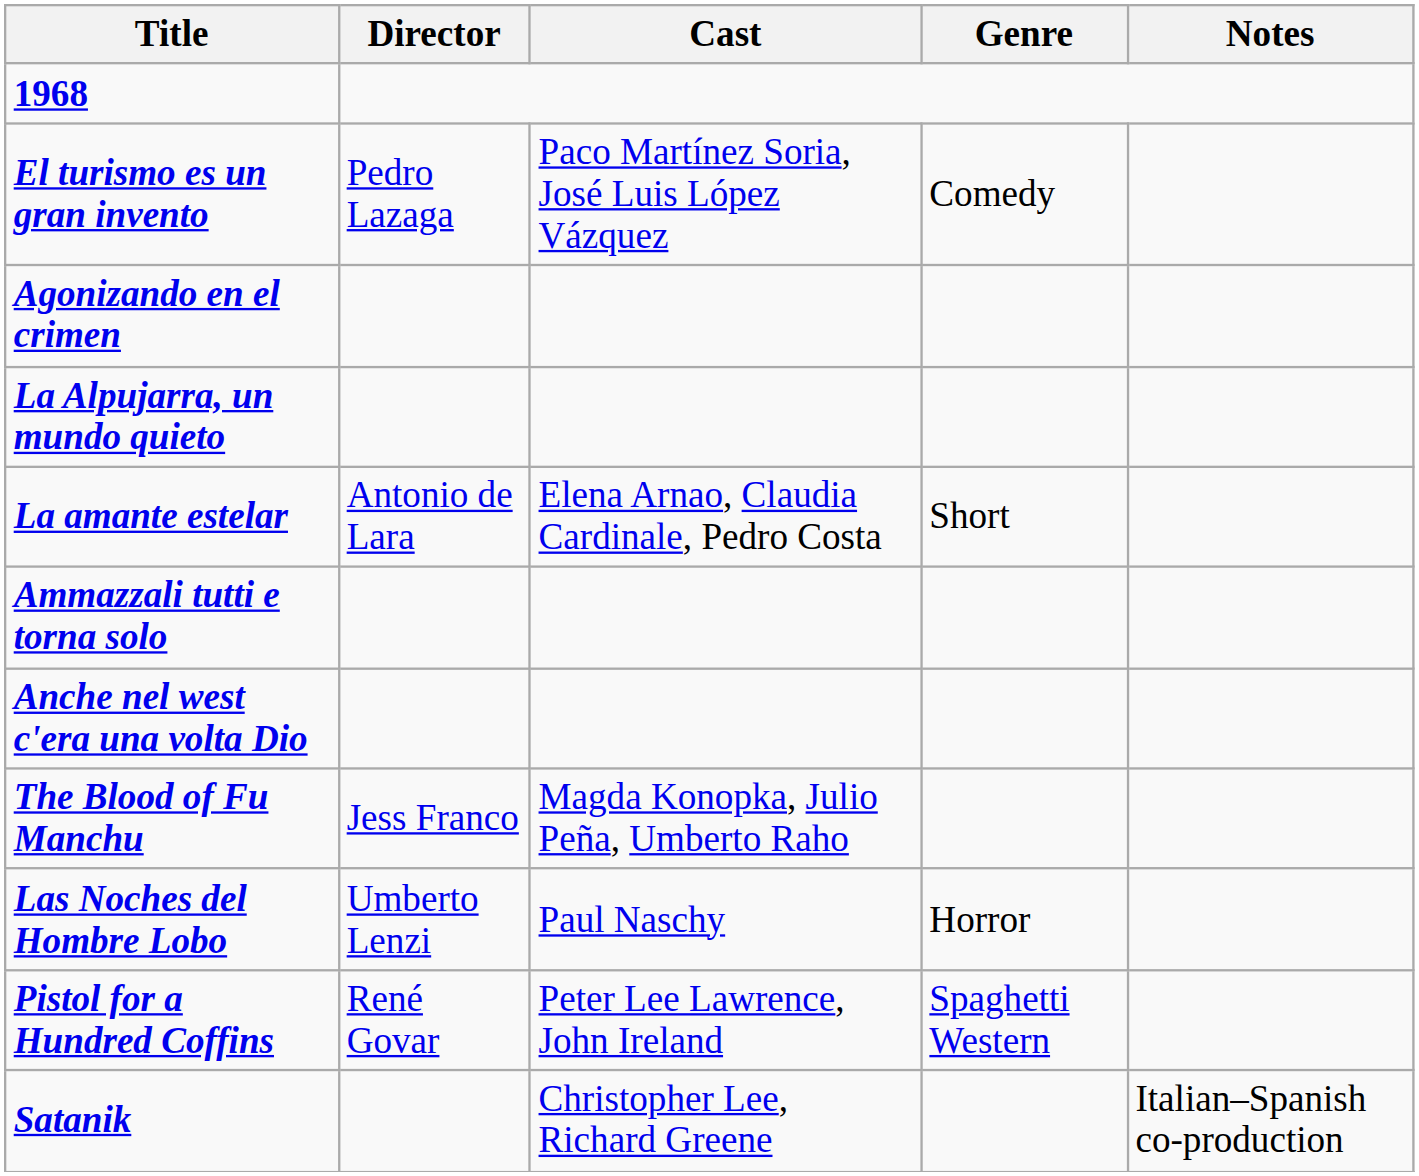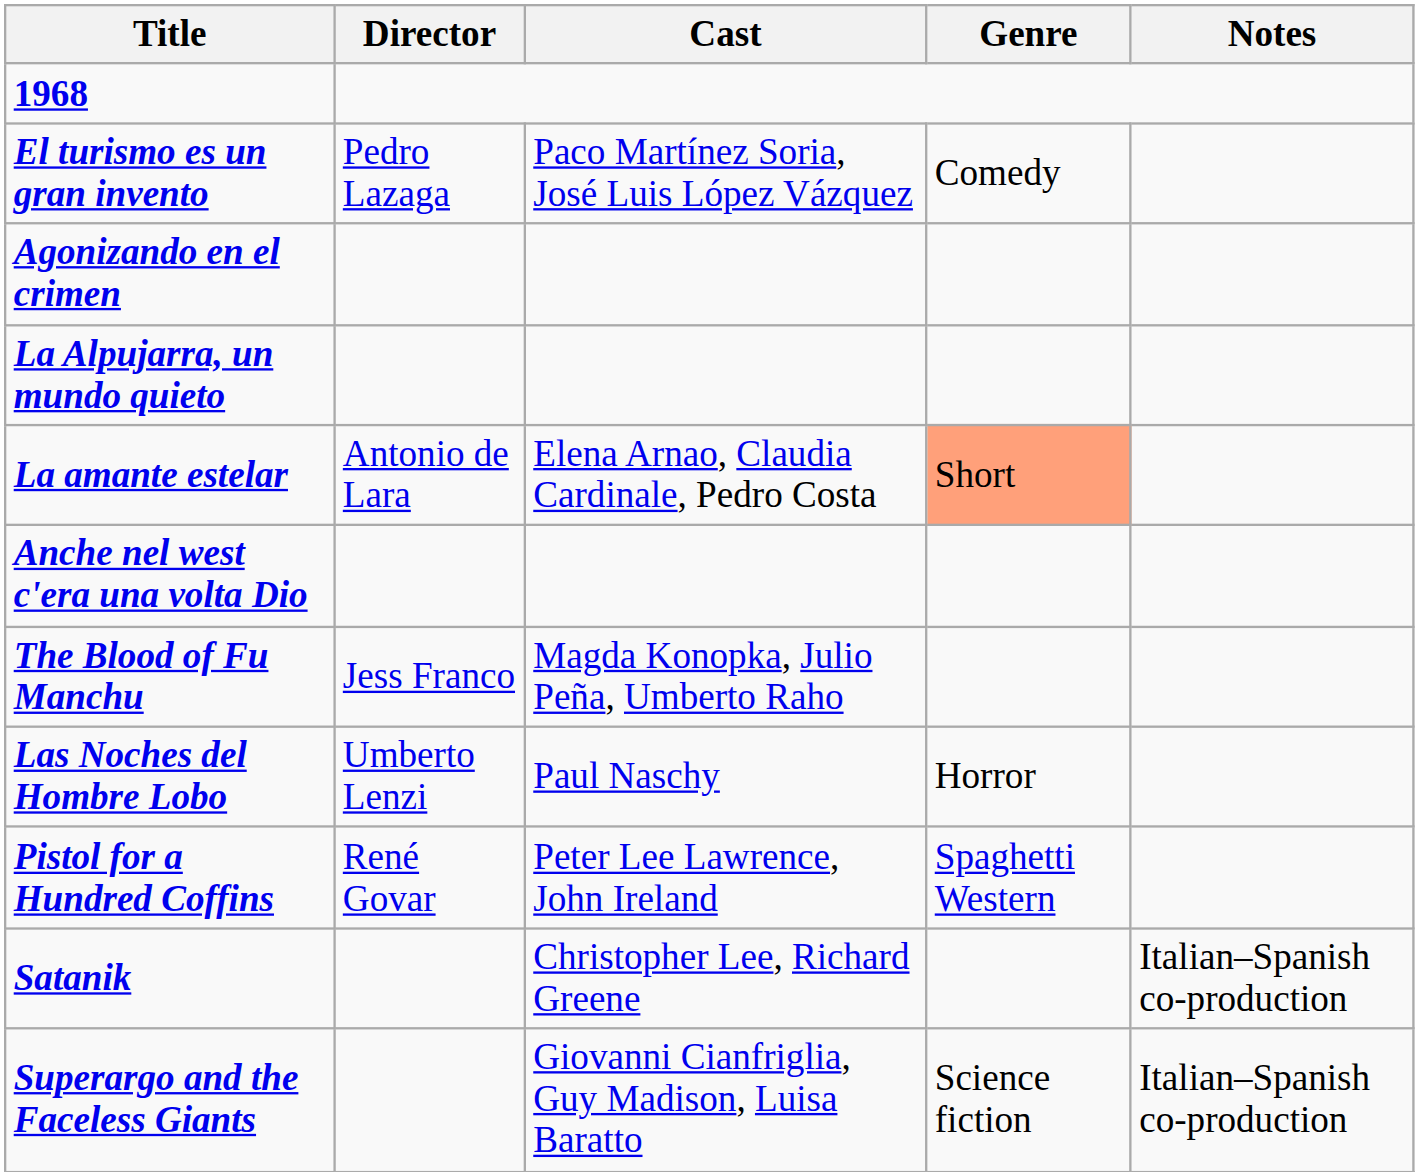(970, 516) no background -> (975, 474) lightsalmon background
- row: (147, 616)
+ row: (156, 1099)
